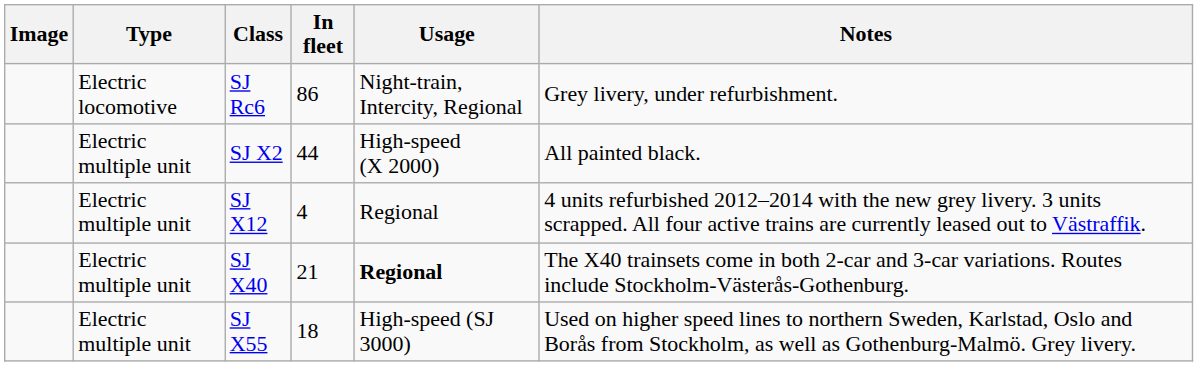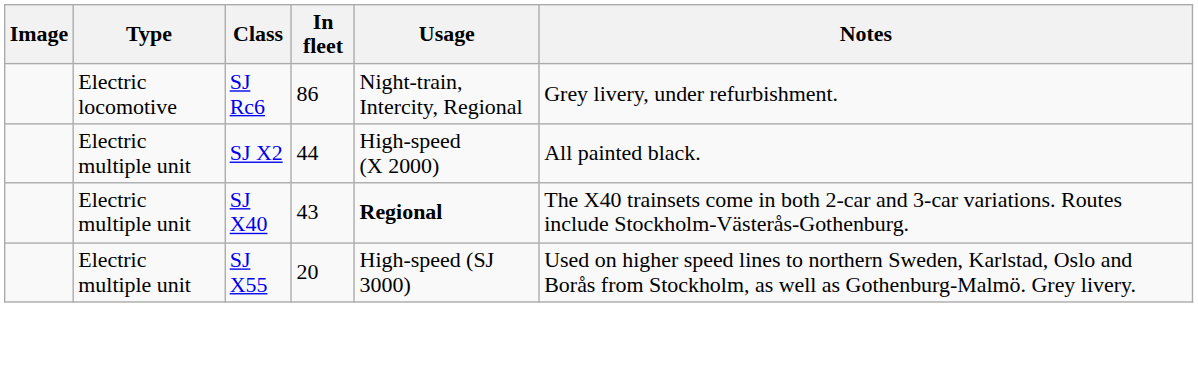- row: (249, 212)
(307, 271) 21 -> (307, 212) 43
(307, 331) 18 -> (307, 271) 20
